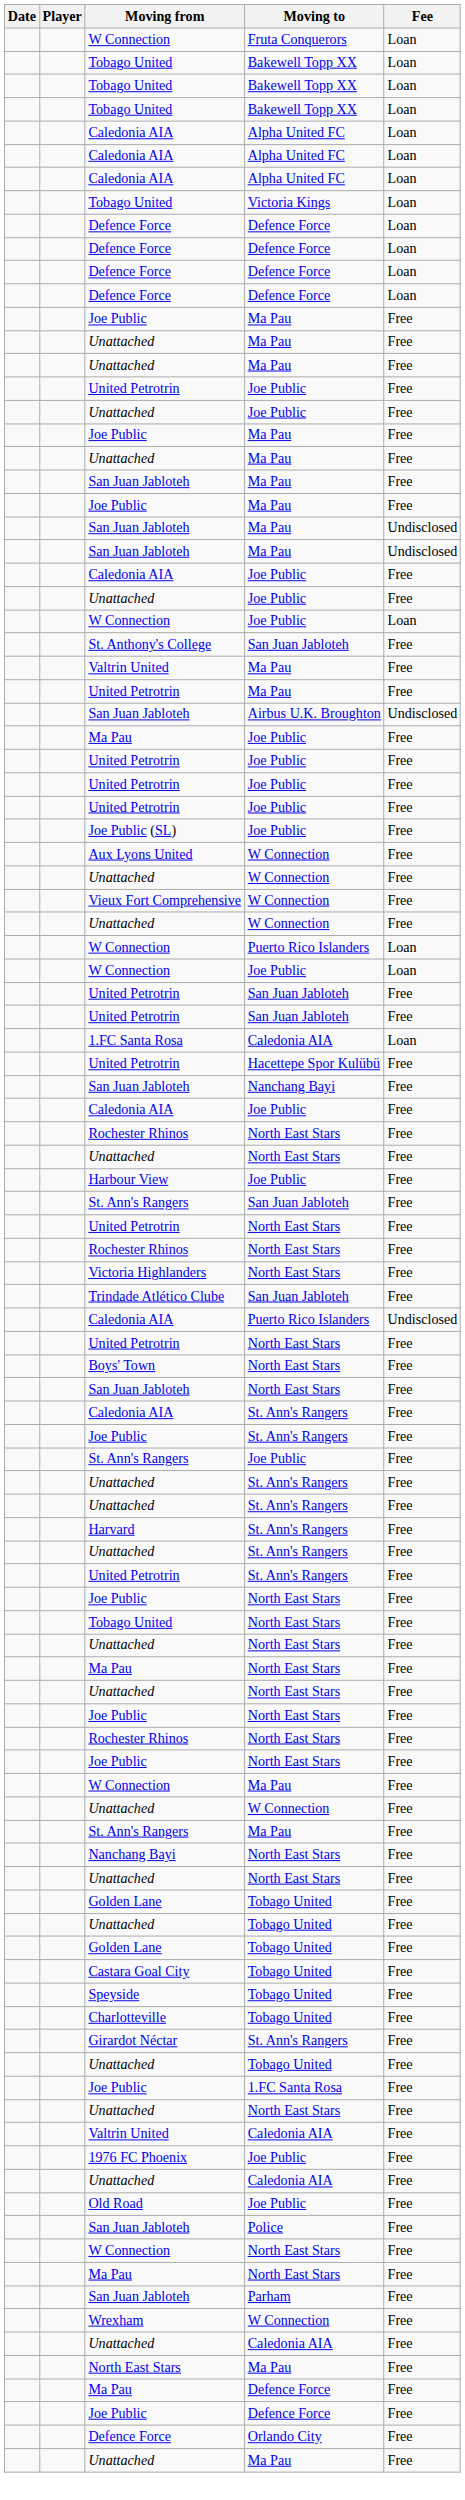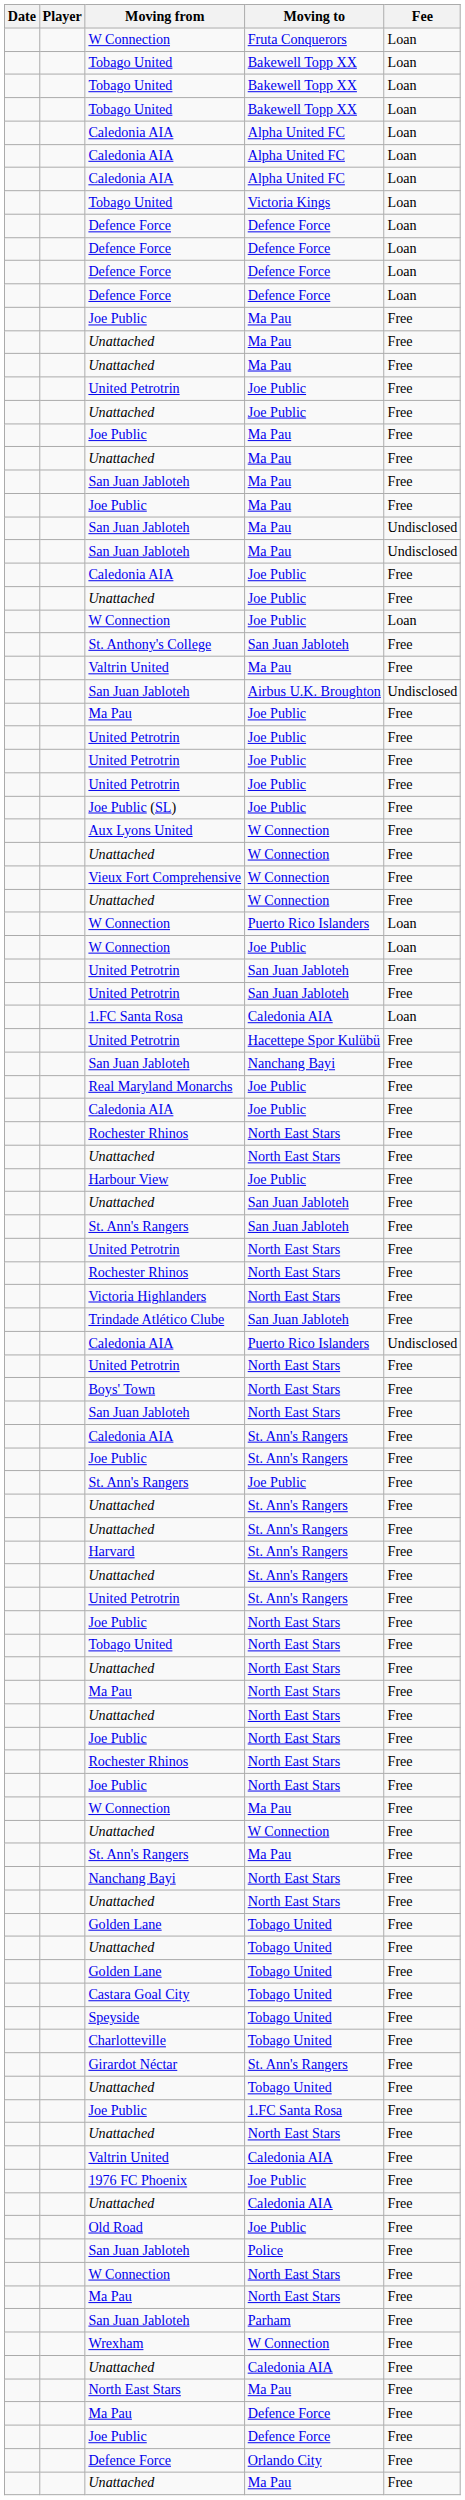- row: (134, 691)
+ row: (160, 1087)
+ row: (121, 1203)
